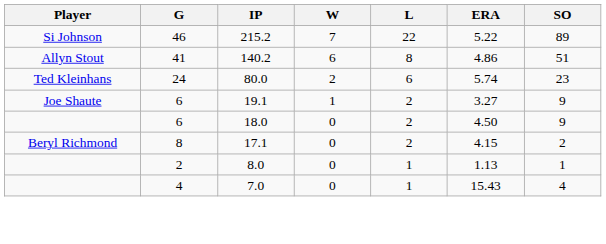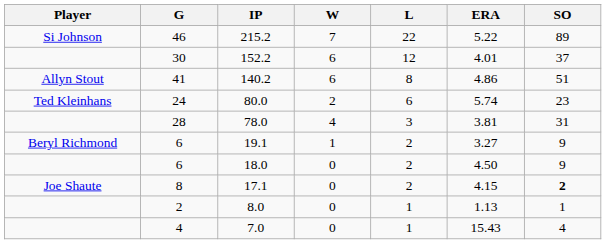+ row: (256, 57)
+ row: (256, 121)
(73, 100) Joe Shaute -> (73, 143) Beryl Richmond
(73, 143) Beryl Richmond -> (73, 185) Joe Shaute
(562, 143) normal -> (562, 185) bold
